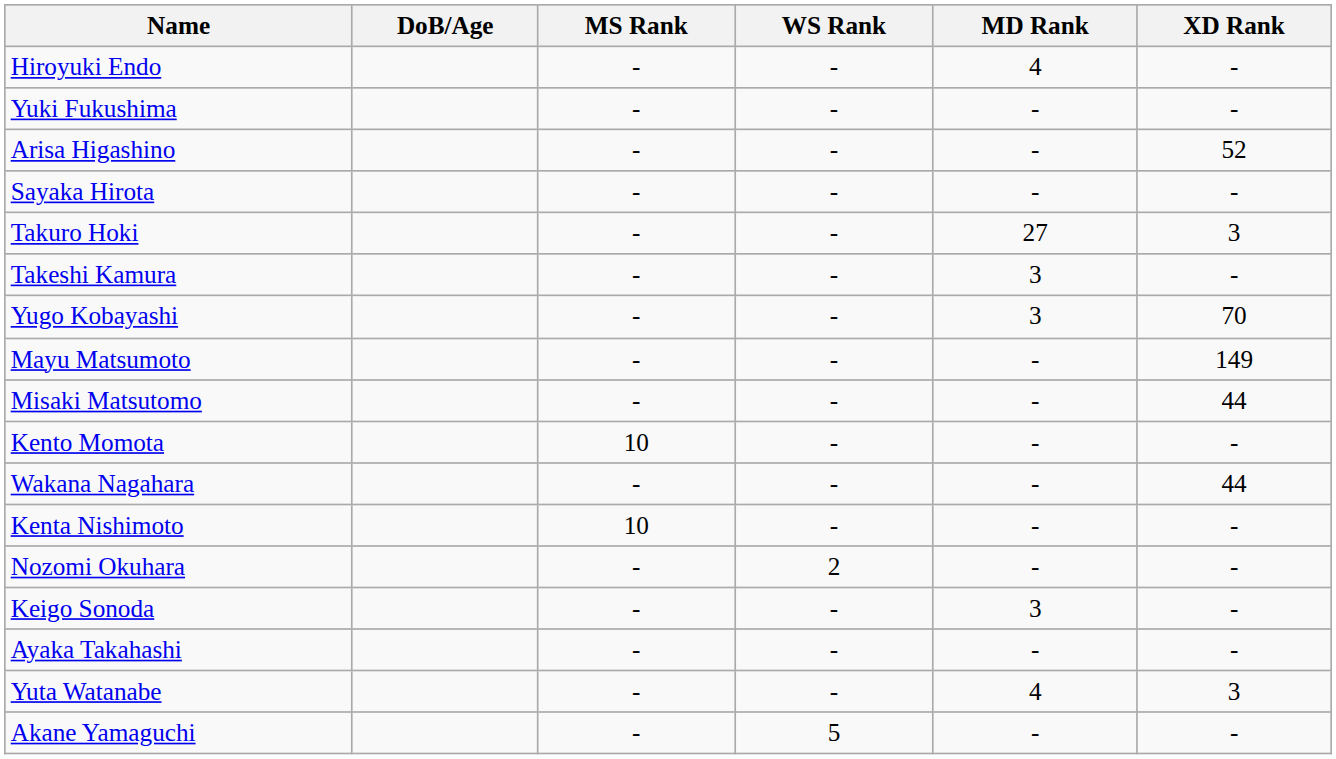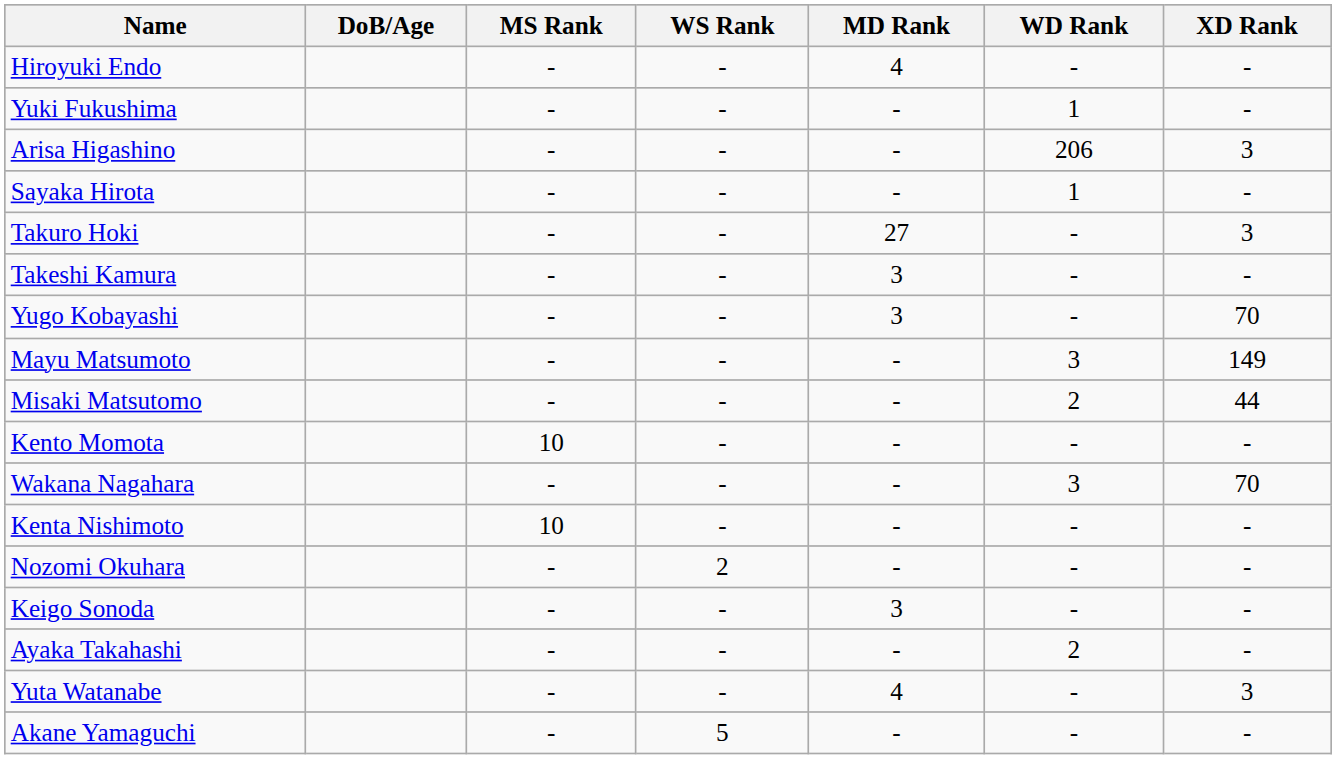+ column: (1074, 25)
(1234, 150) 52 -> (1247, 150) 3
(1234, 483) 44 -> (1247, 483) 70
